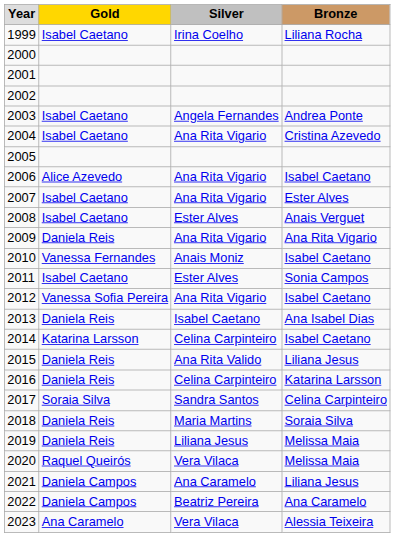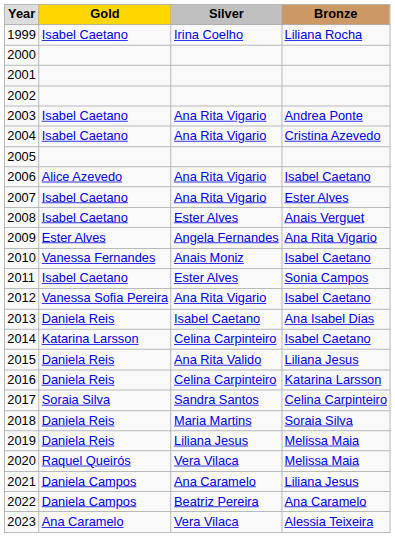(226, 116) Angela Fernandes -> (220, 116) Ana Rita Vigario
(78, 237) Daniela Reis -> (74, 237) Ester Alves
(220, 237) Ana Rita Vigario -> (226, 237) Angela Fernandes
